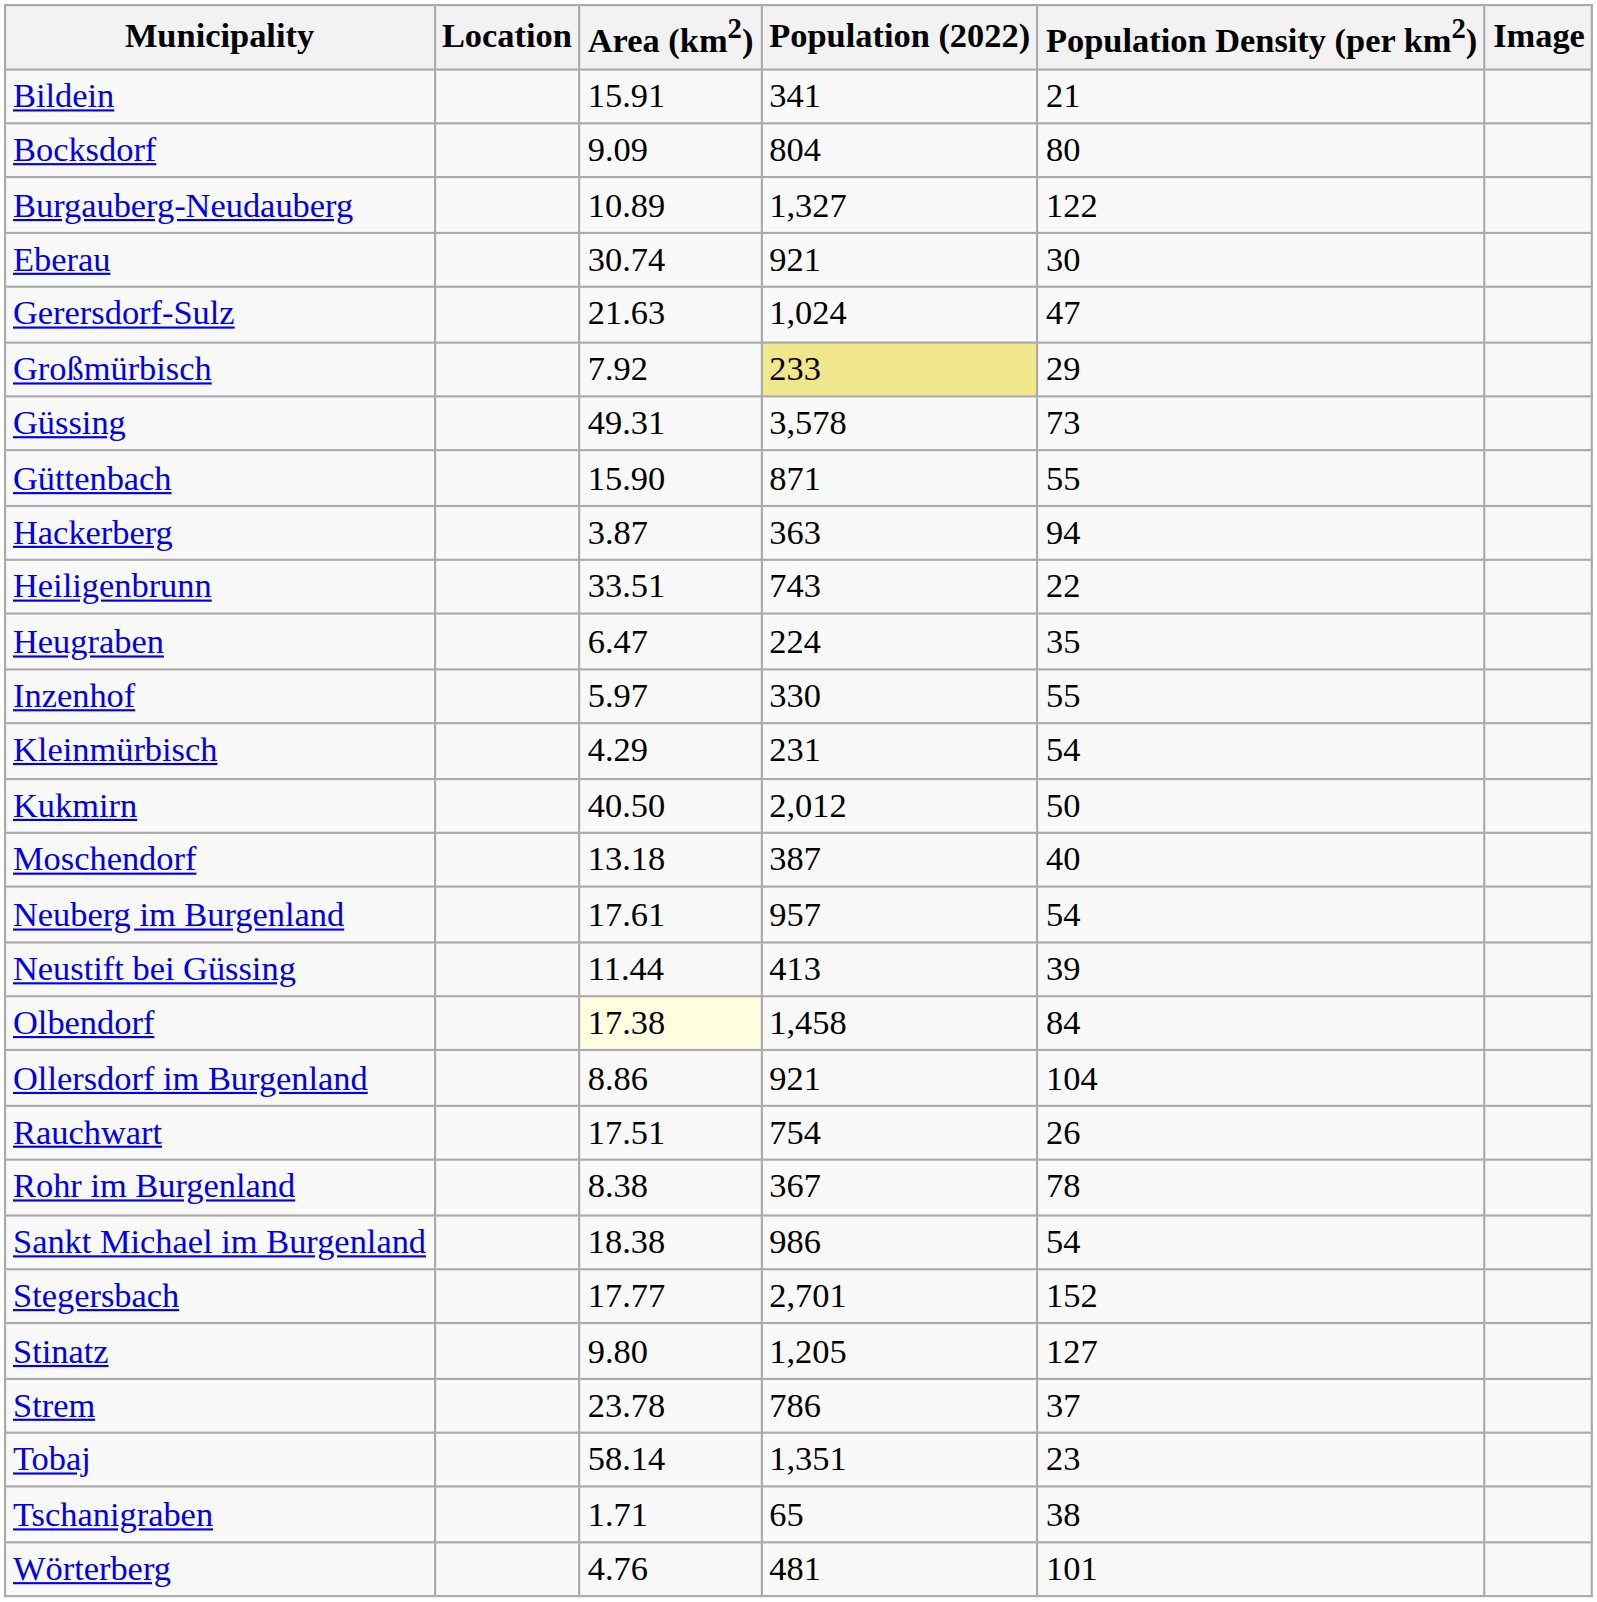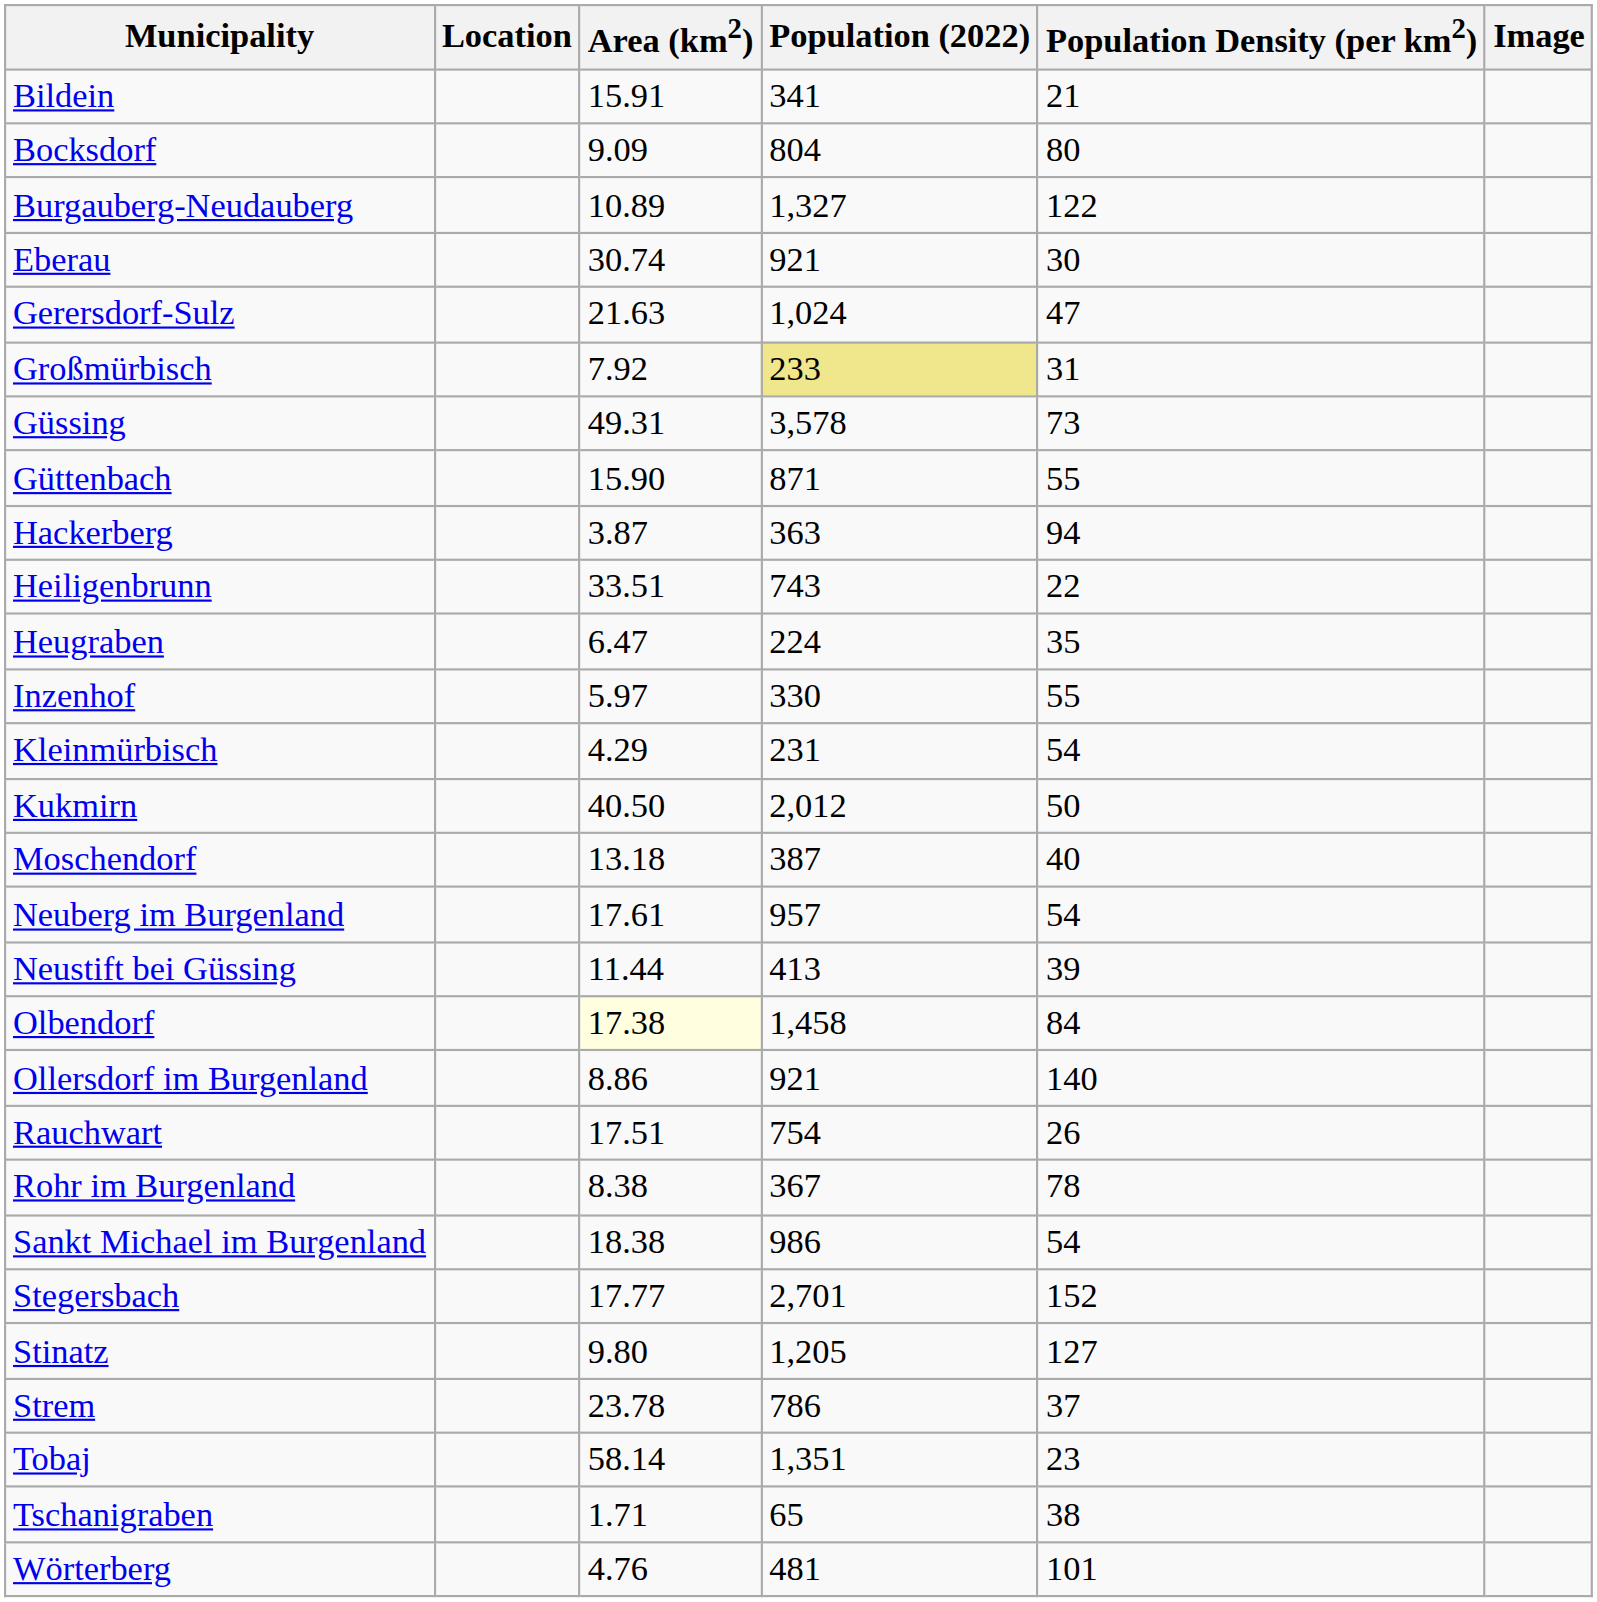(1063, 368) 29 -> (1063, 368) 31
(1072, 1077) 104 -> (1072, 1077) 140
